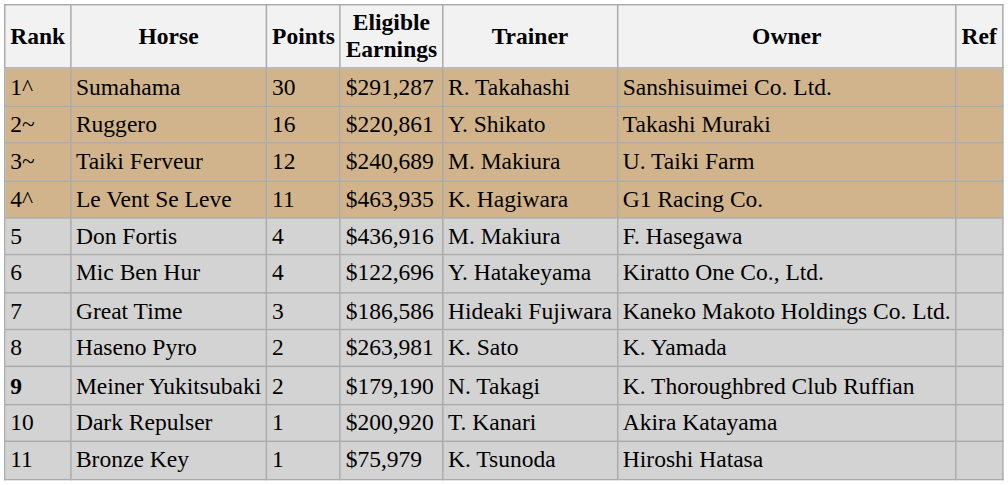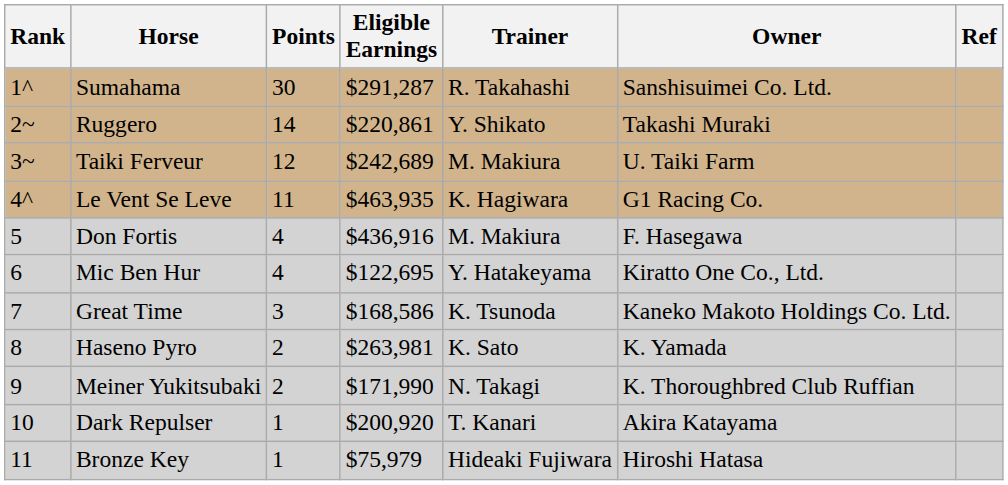(284, 124) 16 -> (284, 124) 14
(390, 161) $240,689 -> (390, 161) $242,689
(390, 273) $122,696 -> (390, 273) $122,695
(390, 310) $186,586 -> (390, 310) $168,586
(530, 310) Hideaki Fujiwara -> (502, 310) K. Tsunoda
(16, 385) bold -> (16, 385) normal
(390, 385) $179,190 -> (390, 385) $171,990
(502, 459) K. Tsunoda -> (530, 459) Hideaki Fujiwara
